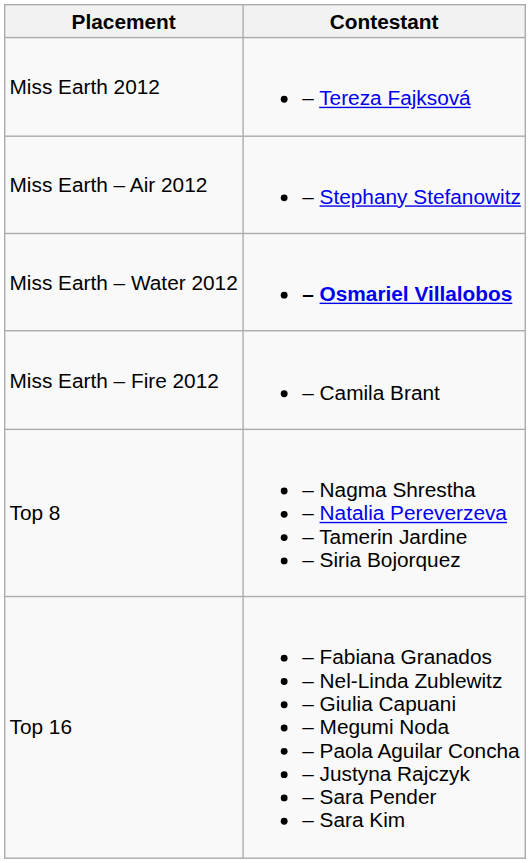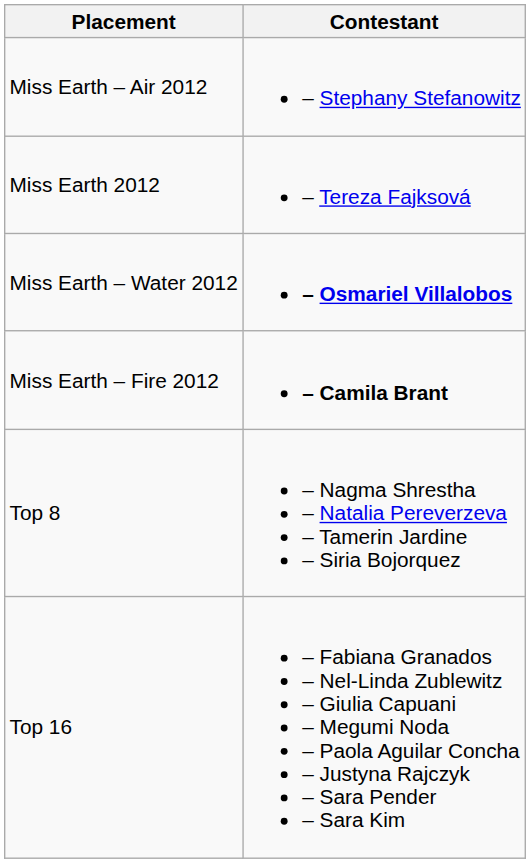rows swapped: (85, 87) <-> (108, 185)
(384, 392) normal -> (384, 392) bold
